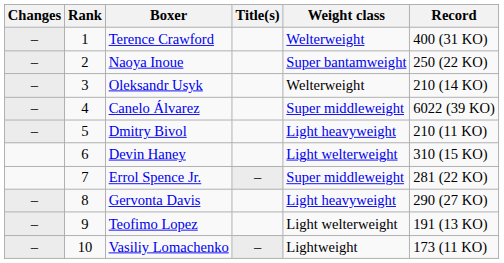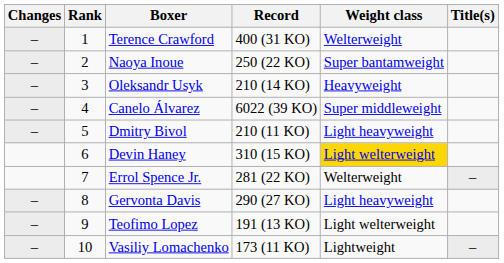columns swapped: (454, 16) <-> (258, 16)
(325, 85) Welterweight -> (363, 85) Heavyweight
(342, 154) no background -> (379, 154) gold background
(345, 177) Super middleweight -> (363, 177) Welterweight
